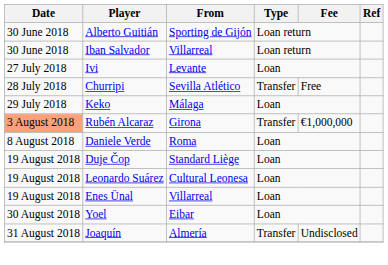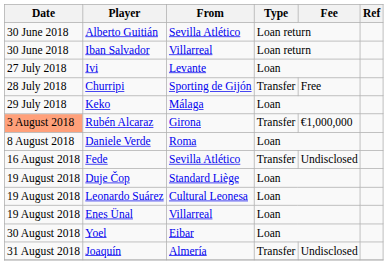(210, 31) Sporting de Gijón -> (205, 31) Sevilla Atlético
(205, 86) Sevilla Atlético -> (210, 86) Sporting de Gijón
+ row: (96, 159)
